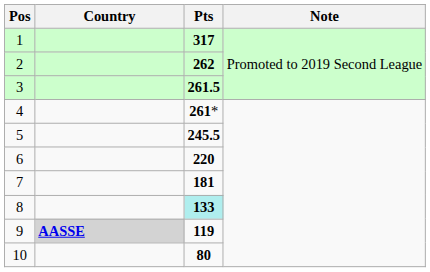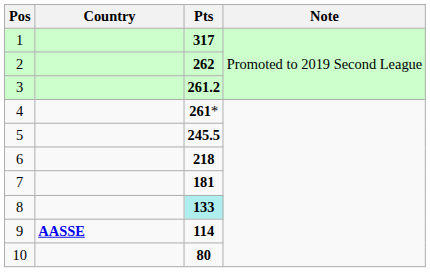(204, 88) 261.5 -> (204, 88) 261.2
(204, 159) 220 -> (204, 159) 218
(62, 230) lightgrey background -> (62, 230) no background
(204, 230) 119 -> (204, 230) 114
